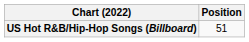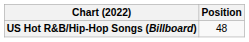(222, 28) 51 -> (222, 28) 48
